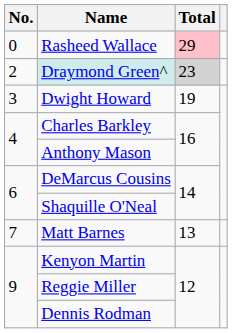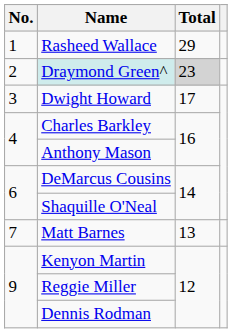(13, 44) 0 -> (13, 44) 1
(187, 44) pink background -> (187, 44) no background
(187, 98) 19 -> (187, 98) 17
